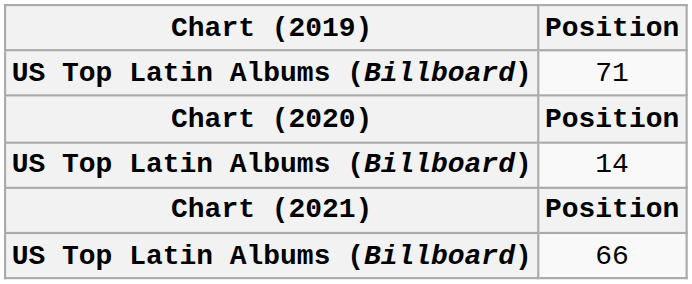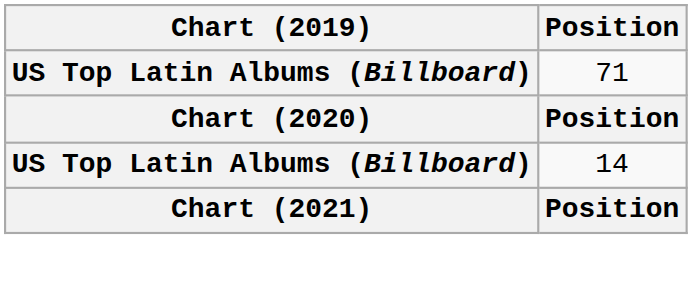- row: (612, 256)
